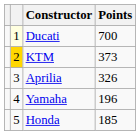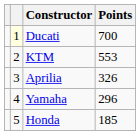(17, 57) gold background -> (17, 57) no background
(108, 57) 373 -> (108, 57) 553
(108, 99) 196 -> (108, 99) 296
